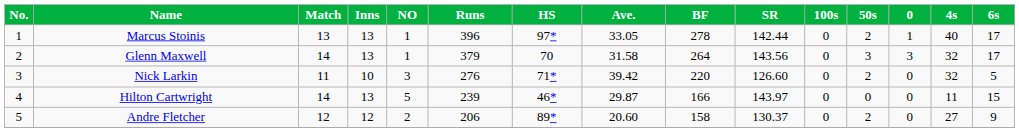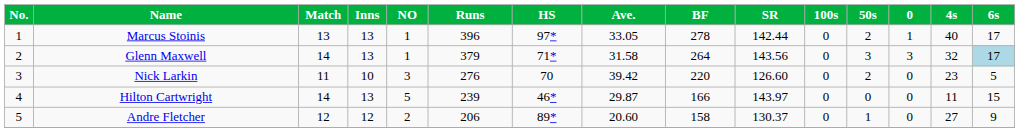(547, 55) 70 -> (547, 55) 71*
(993, 55) no background -> (993, 55) lightblue background
(547, 76) 71* -> (547, 76) 70
(952, 76) 32 -> (952, 76) 23
(868, 117) 2 -> (868, 117) 1
